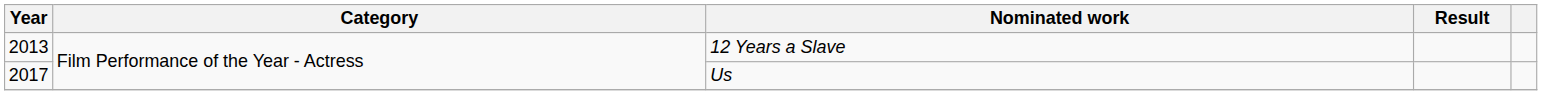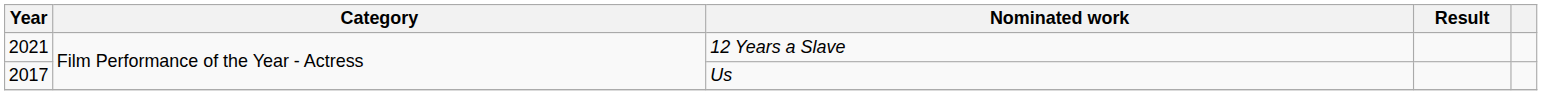(29, 47) 2013 -> (29, 47) 2021
